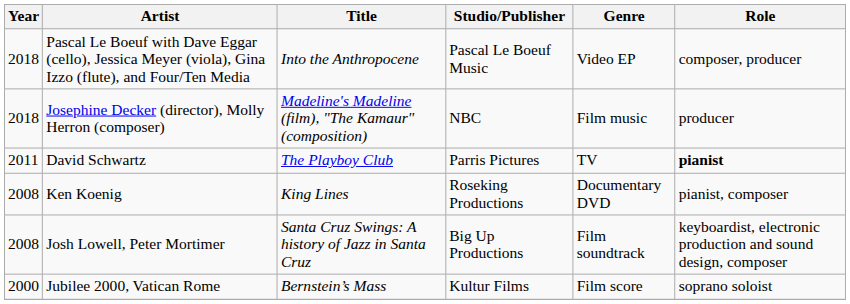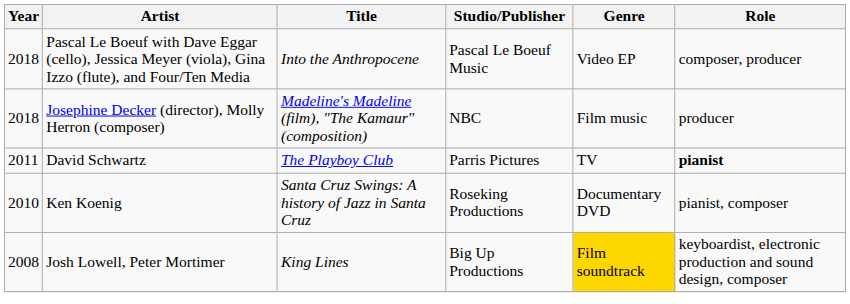(24, 193) 2008 -> (24, 202) 2010
(315, 193) King Lines -> (353, 202) Santa Cruz Swings: A history of Jazz in Santa Cruz
(353, 244) Santa Cruz Swings: A history of Jazz in Santa Cruz -> (315, 262) King Lines
(611, 244) no background -> (611, 262) gold background
- row: (133, 286)
